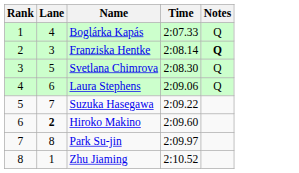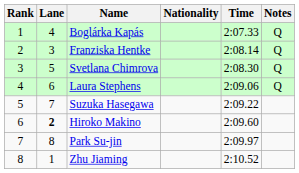+ column: (191, 13)
(217, 50) bold -> (278, 50) normal
